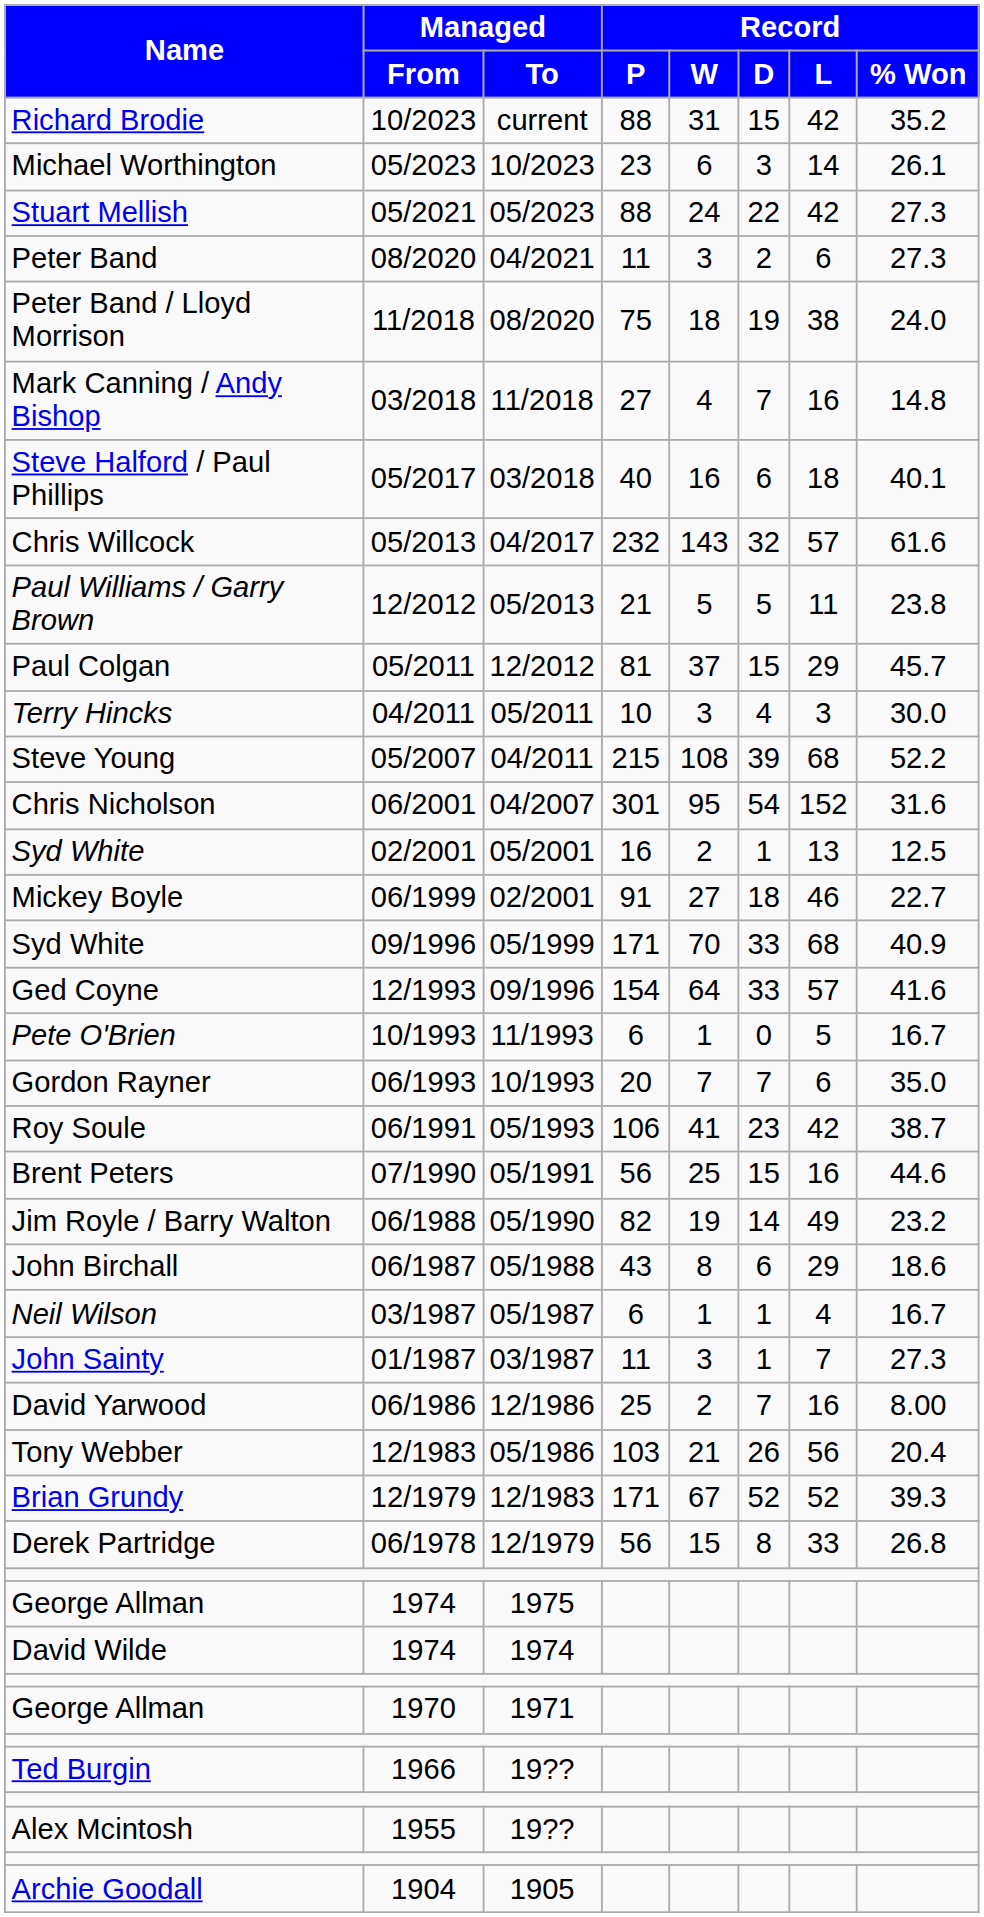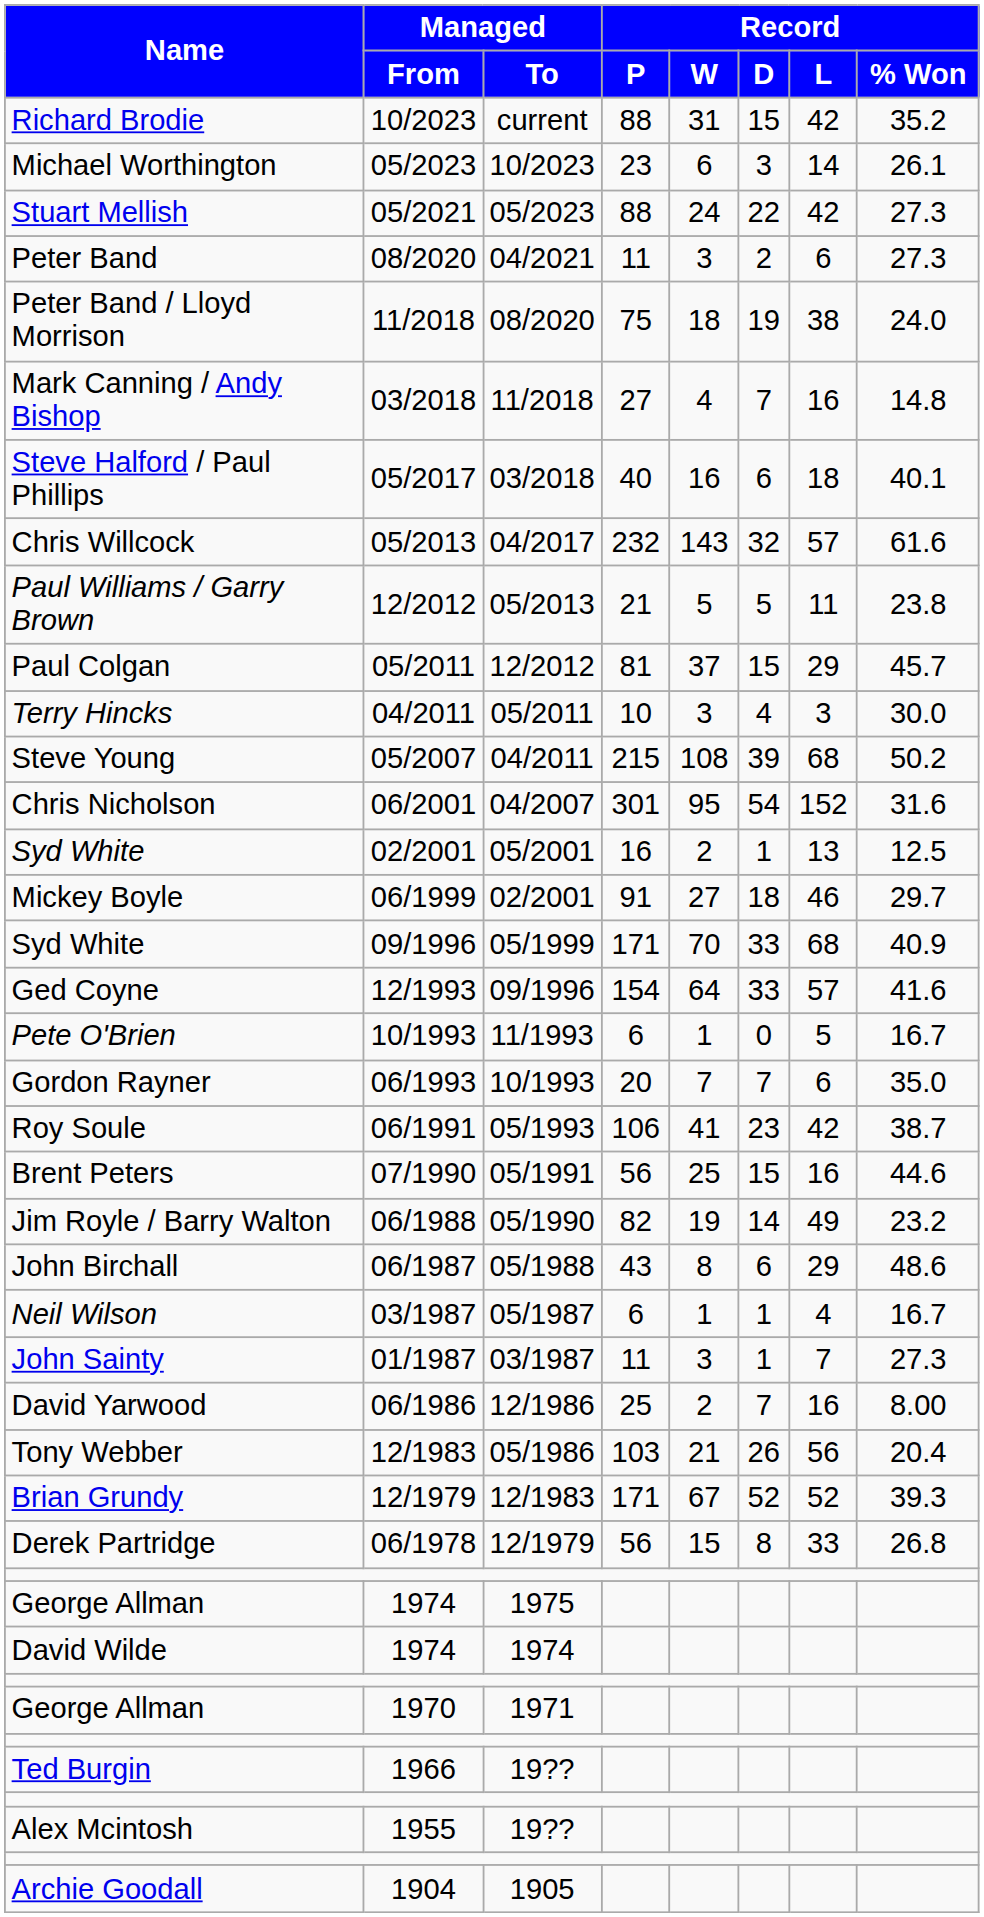(918, 759) 52.2 -> (918, 759) 50.2
(918, 897) 22.7 -> (918, 897) 29.7
(918, 1267) 18.6 -> (918, 1267) 48.6
